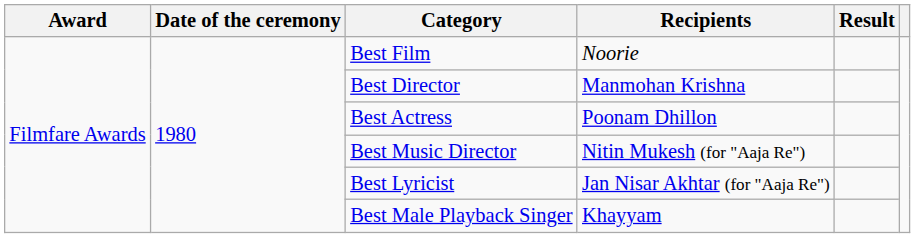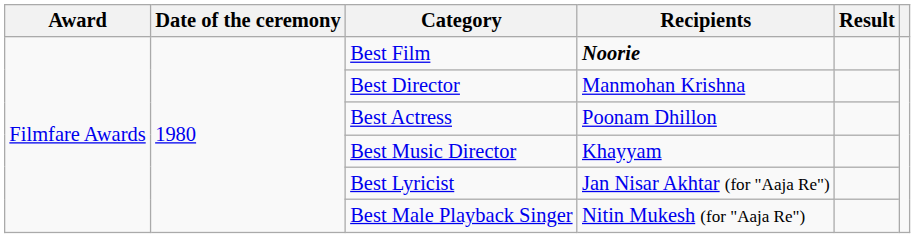(610, 53) normal -> (611, 53) bold
(694, 150) Nitin Mukesh (for "Aaja Re") -> (622, 150) Khayyam
(622, 215) Khayyam -> (694, 215) Nitin Mukesh (for "Aaja Re")
